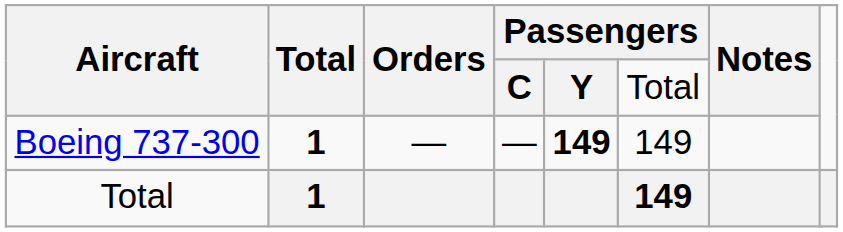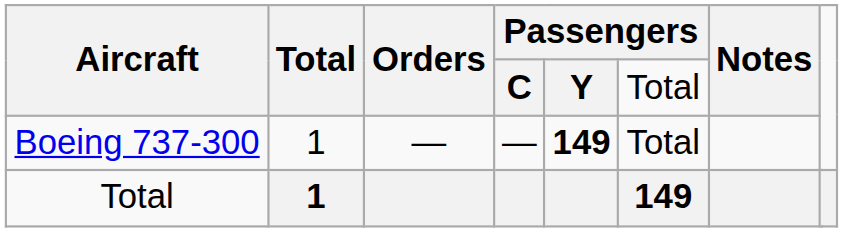(316, 142) bold -> (316, 142) normal
(663, 142) 149 -> (663, 142) Total
